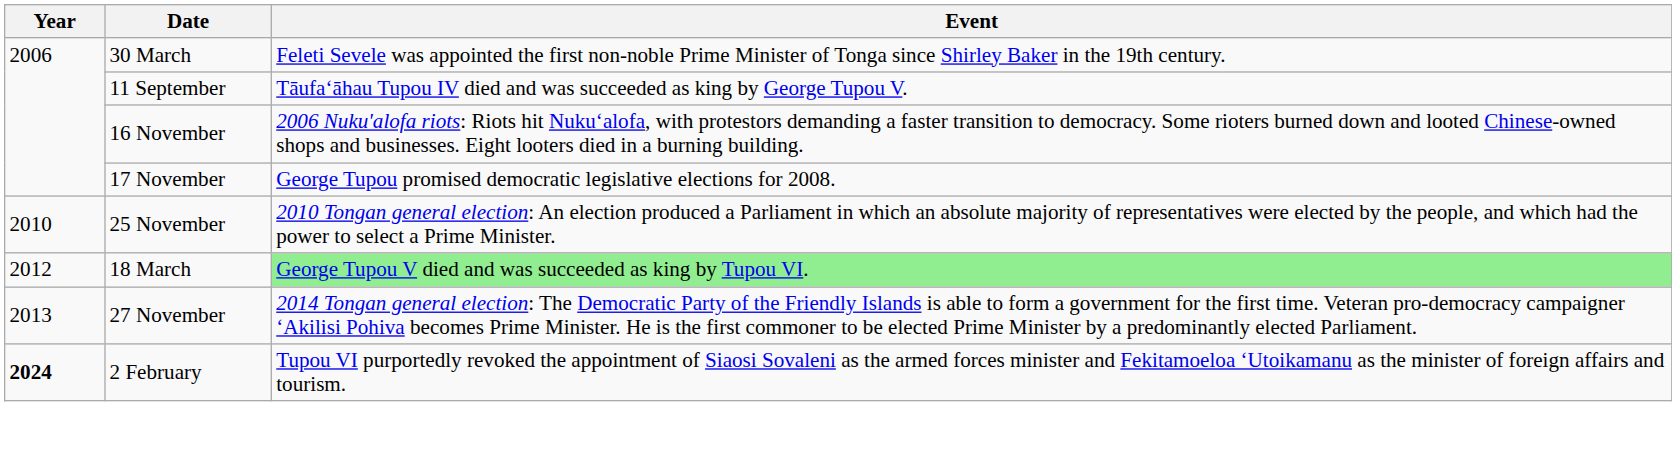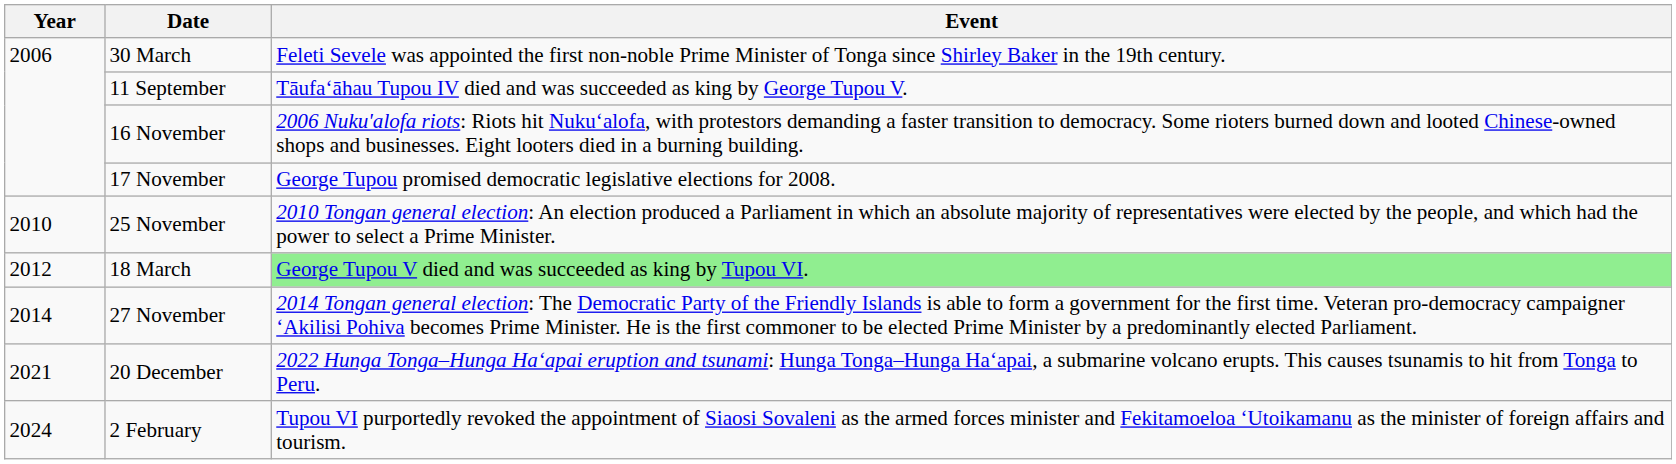(31, 315) 2013 -> (31, 315) 2014
+ row: (166, 372)
(31, 372) bold -> (31, 429) normal
